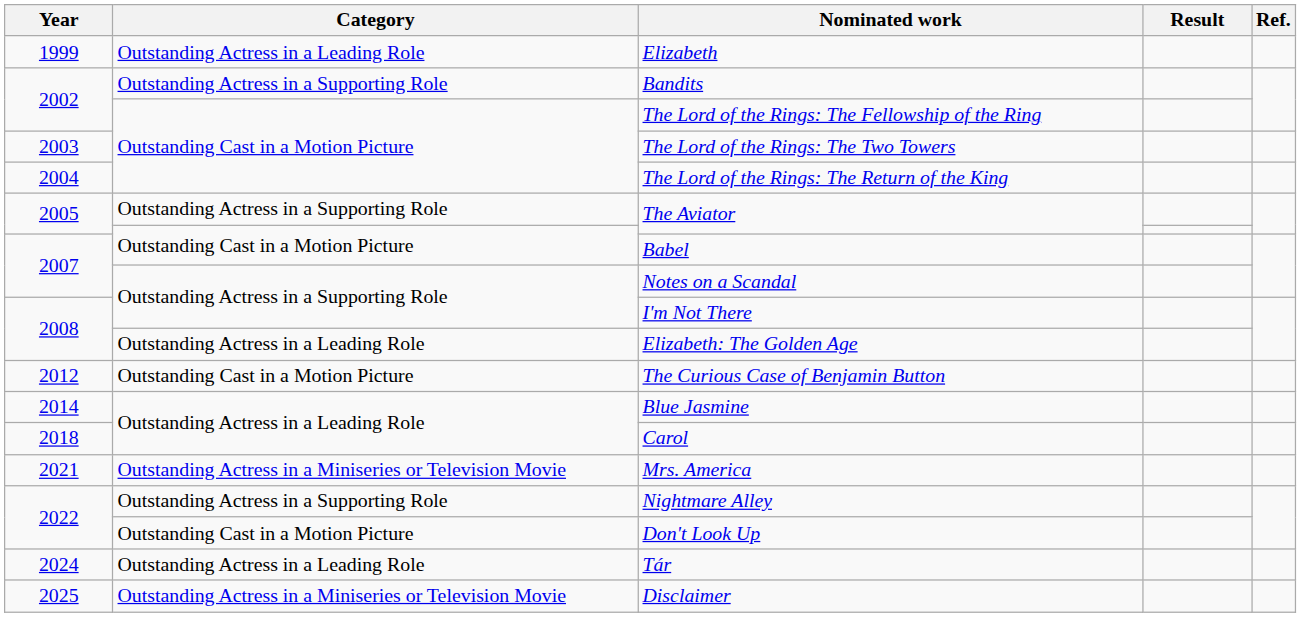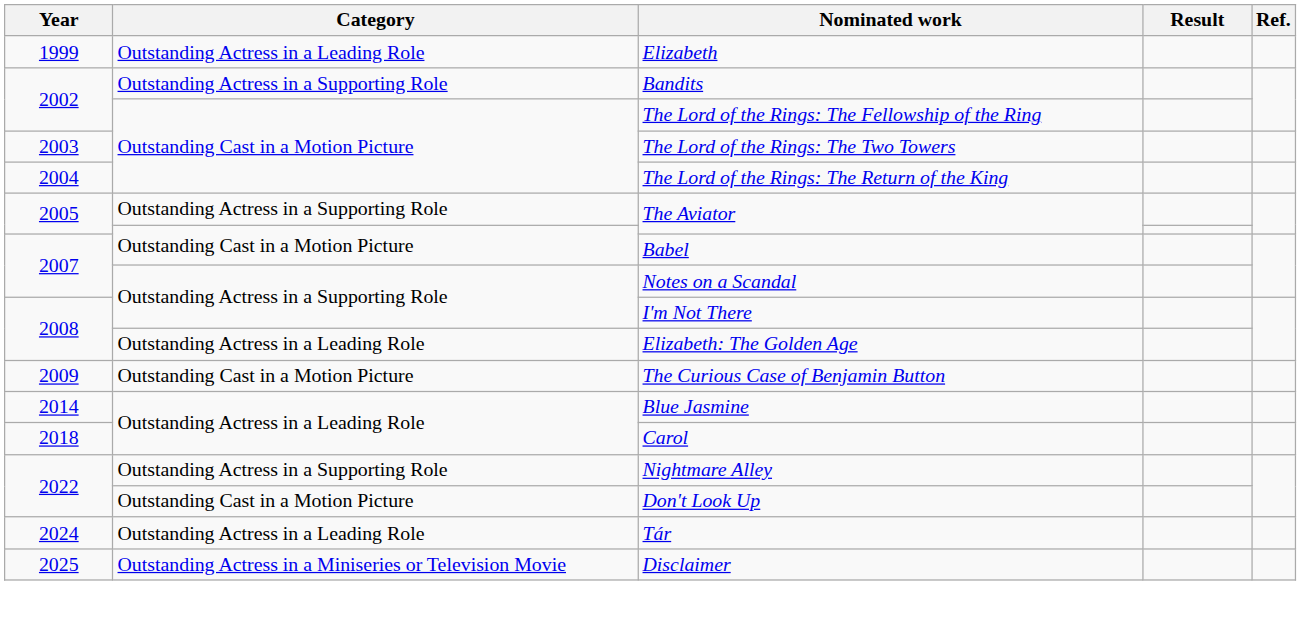(59, 375) 2012 -> (59, 375) 2009
- row: (342, 469)
